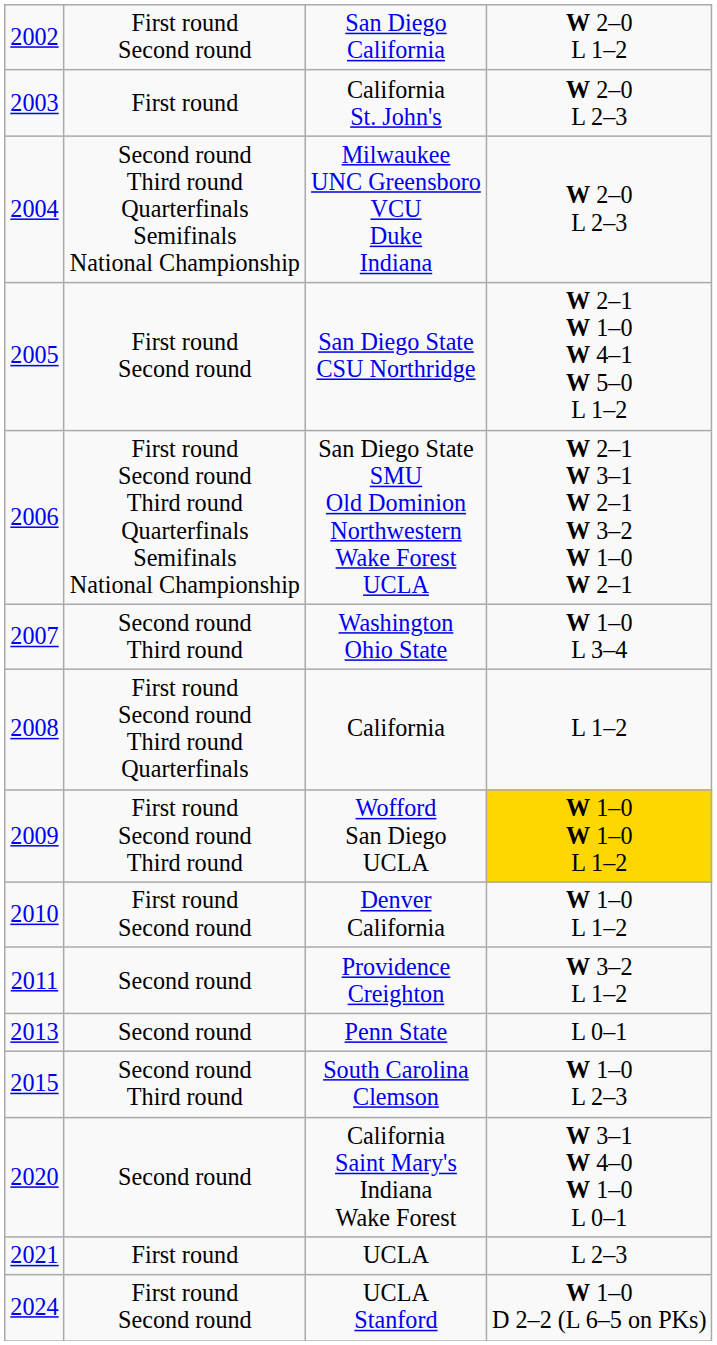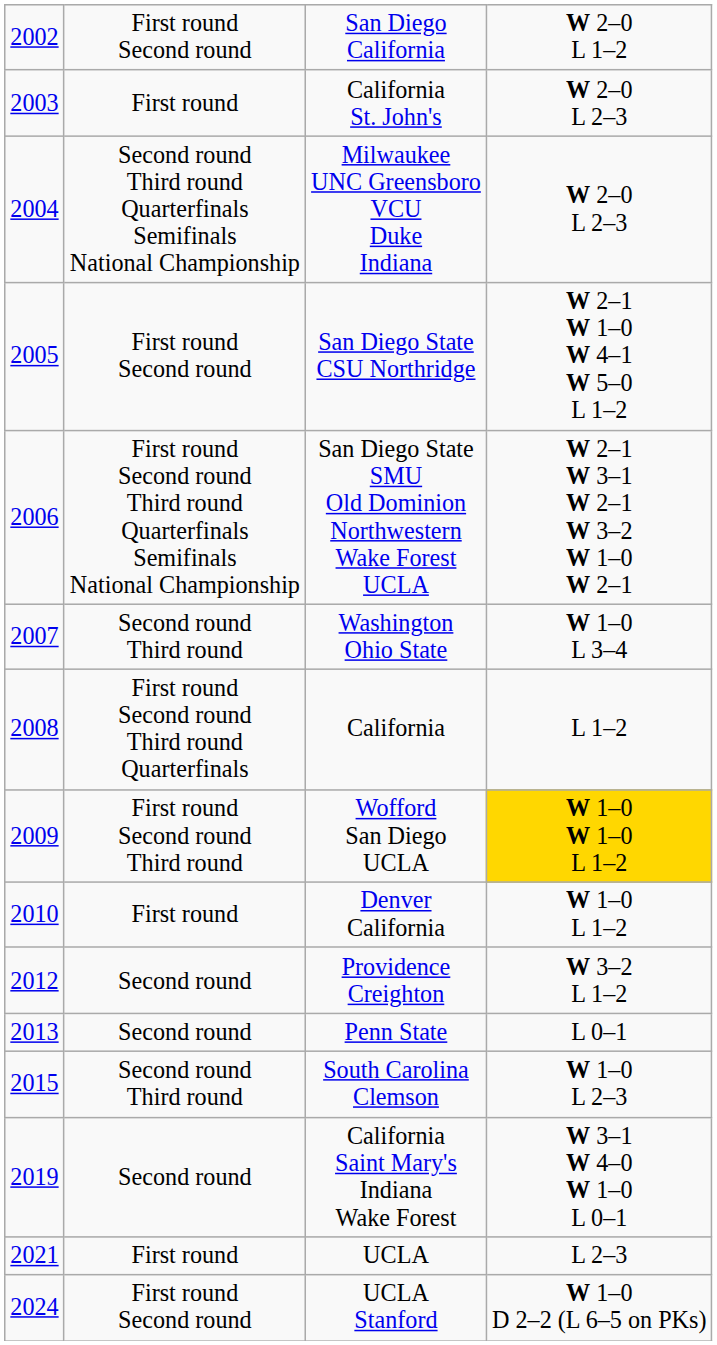(185, 914) First round Second round -> (185, 914) First round
(34, 980) 2011 -> (34, 980) 2012
(34, 1176) 2020 -> (34, 1176) 2019
